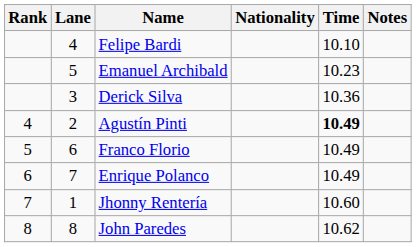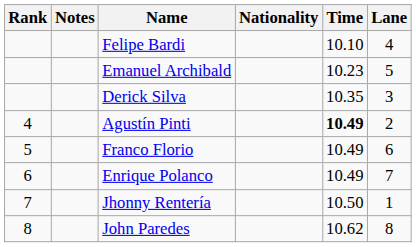columns swapped: (73, 17) <-> (387, 17)
(341, 96) 10.36 -> (345, 96) 10.35
(341, 202) 10.60 -> (345, 202) 10.50
